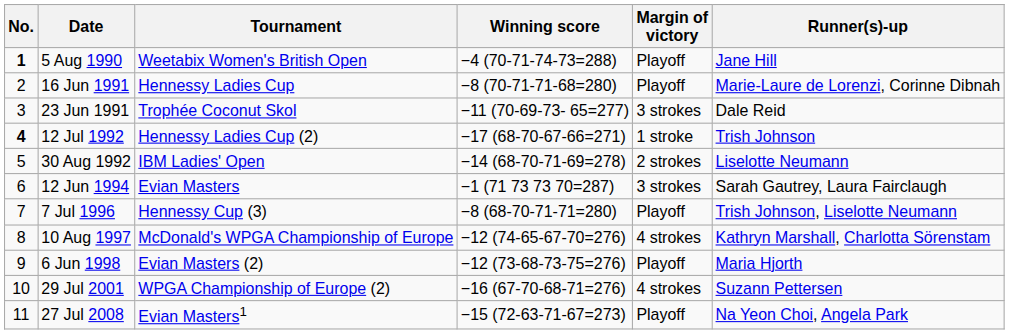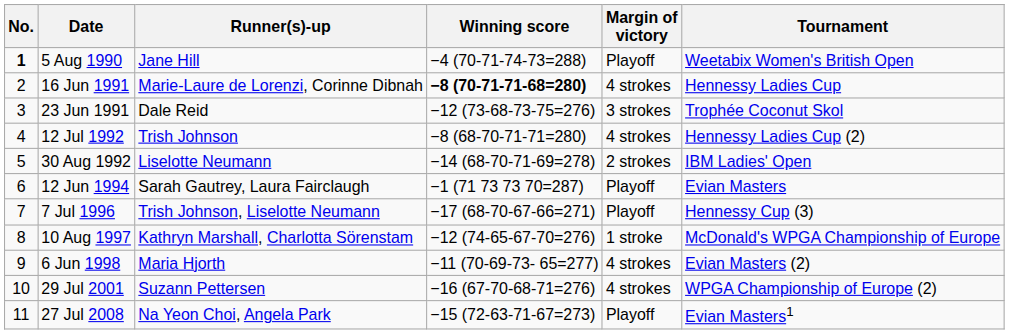columns swapped: (296, 26) <-> (858, 26)
(539, 86) normal -> (508, 86) bold
(661, 86) Playoff -> (638, 86) 4 strokes
(545, 111) −11 (70-69-73- 65=277) -> (513, 111) −12 (73-68-73-75=276)
(21, 136) bold -> (21, 136) normal
(543, 136) −17 (68-70-67-66=271) -> (508, 136) −8 (68-70-71-71=280)
(665, 136) 1 stroke -> (638, 136) 4 strokes
(669, 187) 3 strokes -> (630, 187) Playoff
(539, 212) −8 (68-70-71-71=280) -> (513, 212) −17 (68-70-67-66=271)
(669, 237) 4 strokes -> (634, 237) 1 stroke
(543, 263) −12 (73-68-73-75=276) -> (514, 263) −11 (70-69-73- 65=277)
(661, 263) Playoff -> (638, 263) 4 strokes
